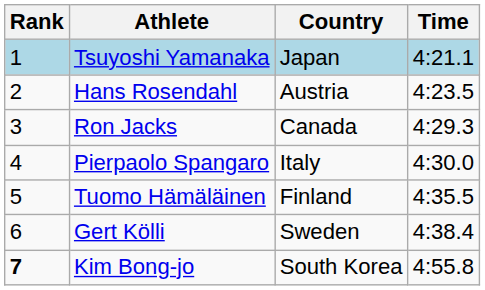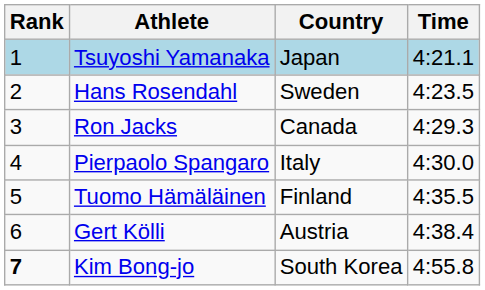(314, 92) Austria -> (320, 92) Sweden
(320, 232) Sweden -> (314, 232) Austria
